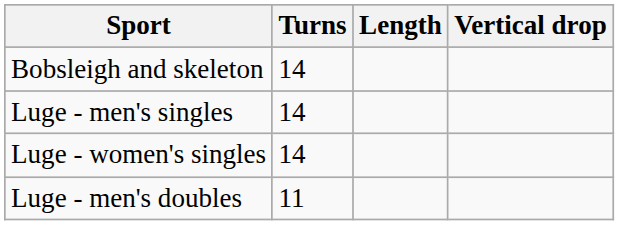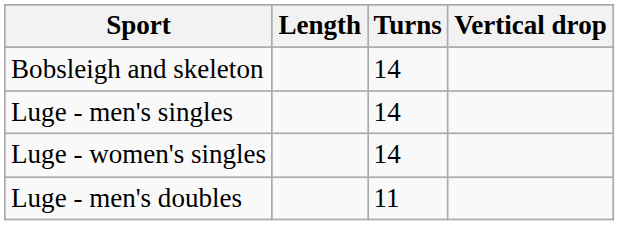columns swapped: (400, 25) <-> (313, 25)
